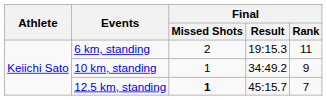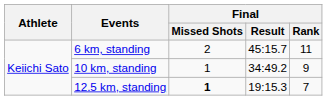(268, 50) 19:15.3 -> (268, 50) 45:15.7
(268, 87) 45:15.7 -> (268, 87) 19:15.3
